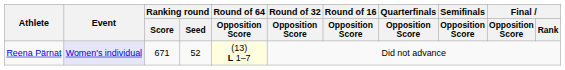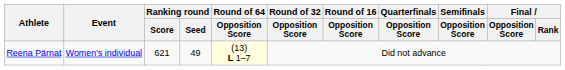(104, 53) lavender background -> (104, 53) no background
(162, 53) 671 -> (162, 53) 621
(196, 53) 52 -> (196, 53) 49
